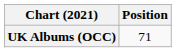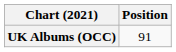(145, 36) 71 -> (145, 36) 91
